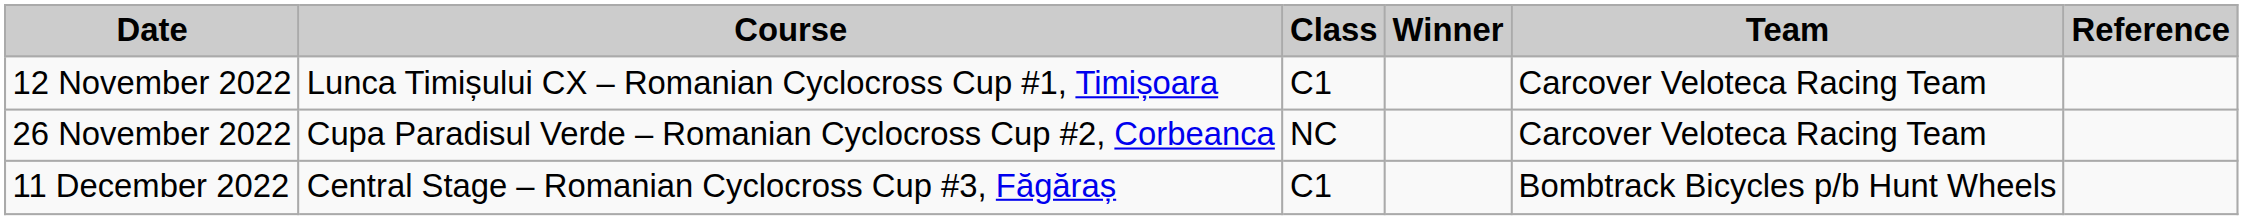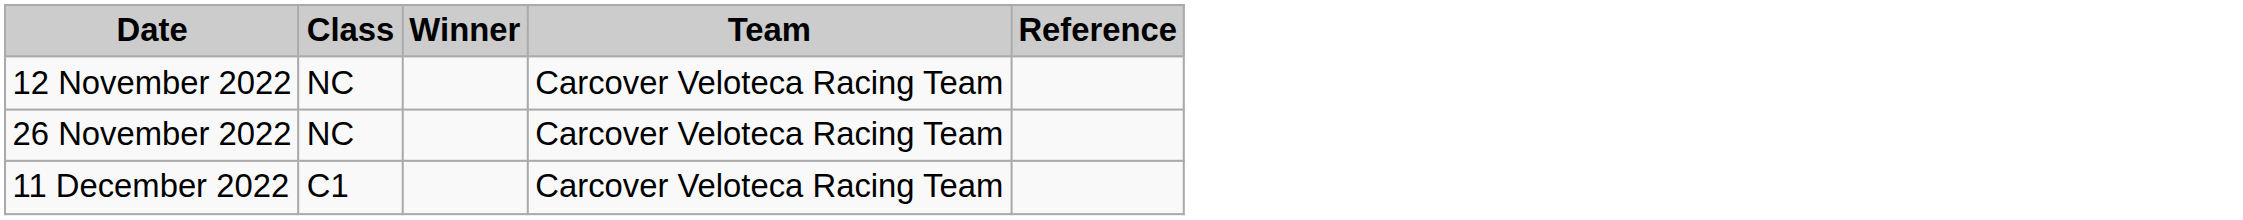- column: (791, 30)
(1311, 82) C1 -> (330, 82) NC
(1787, 186) Bombtrack Bicycles p/b Hunt Wheels -> (769, 186) Carcover Veloteca Racing Team
